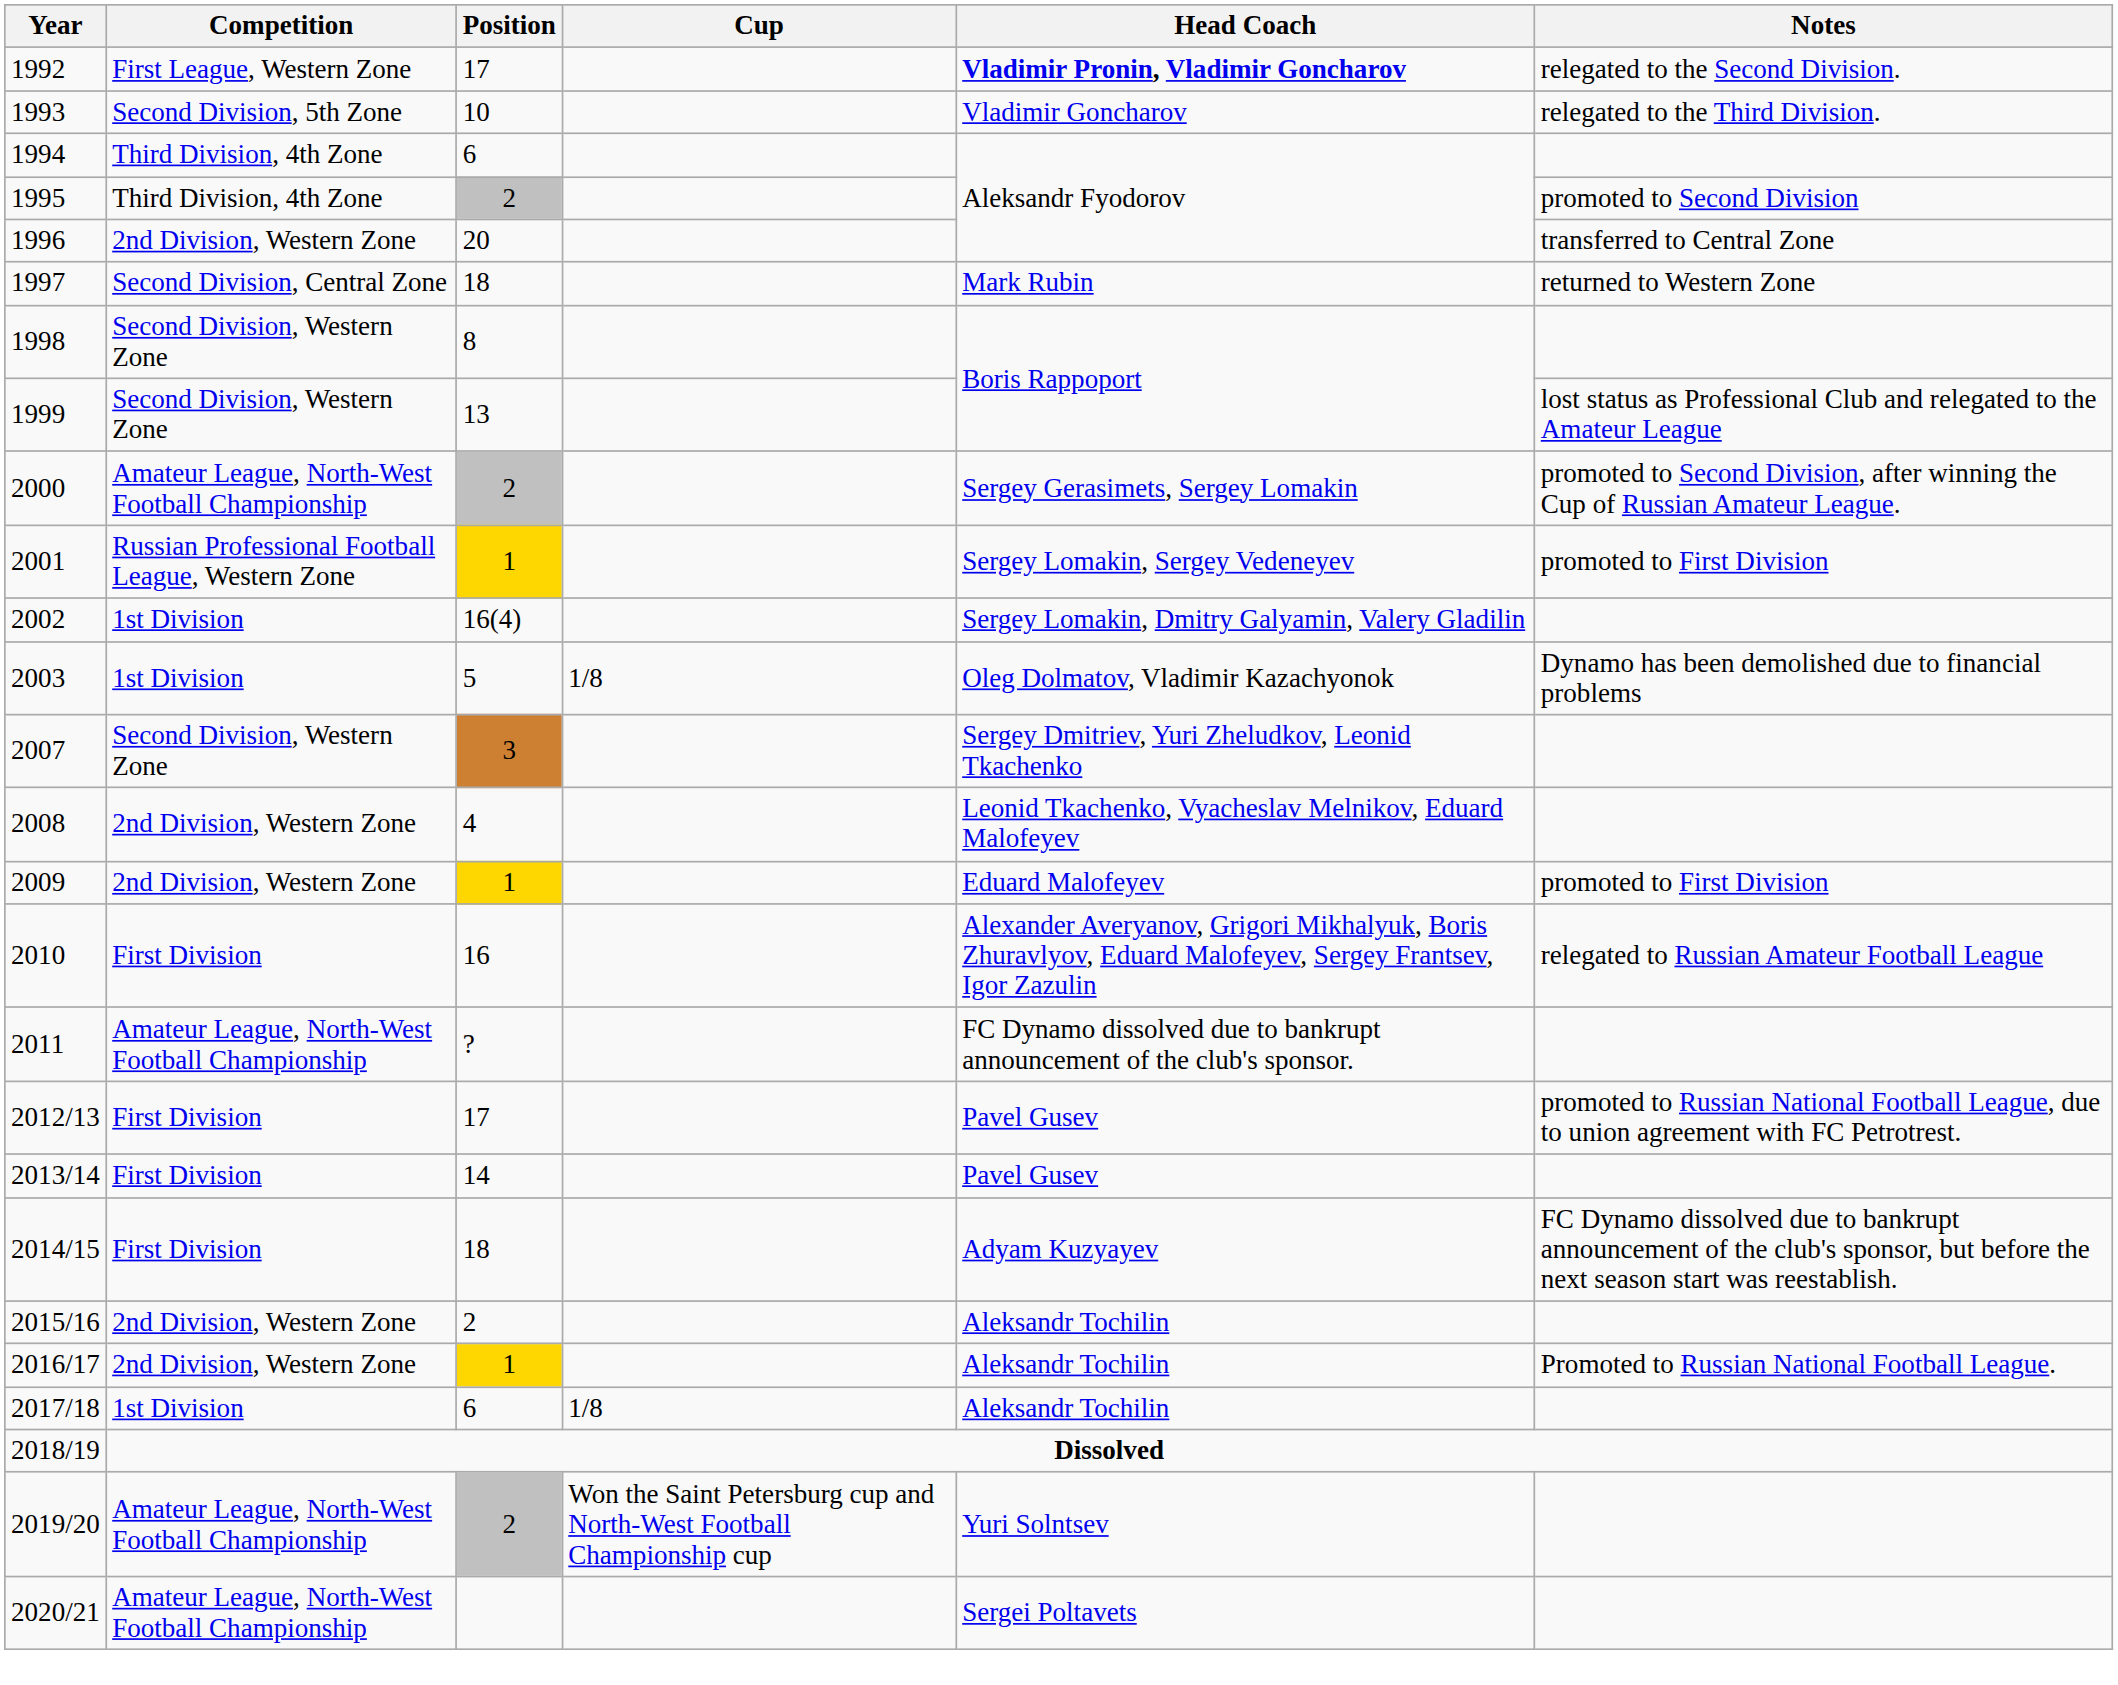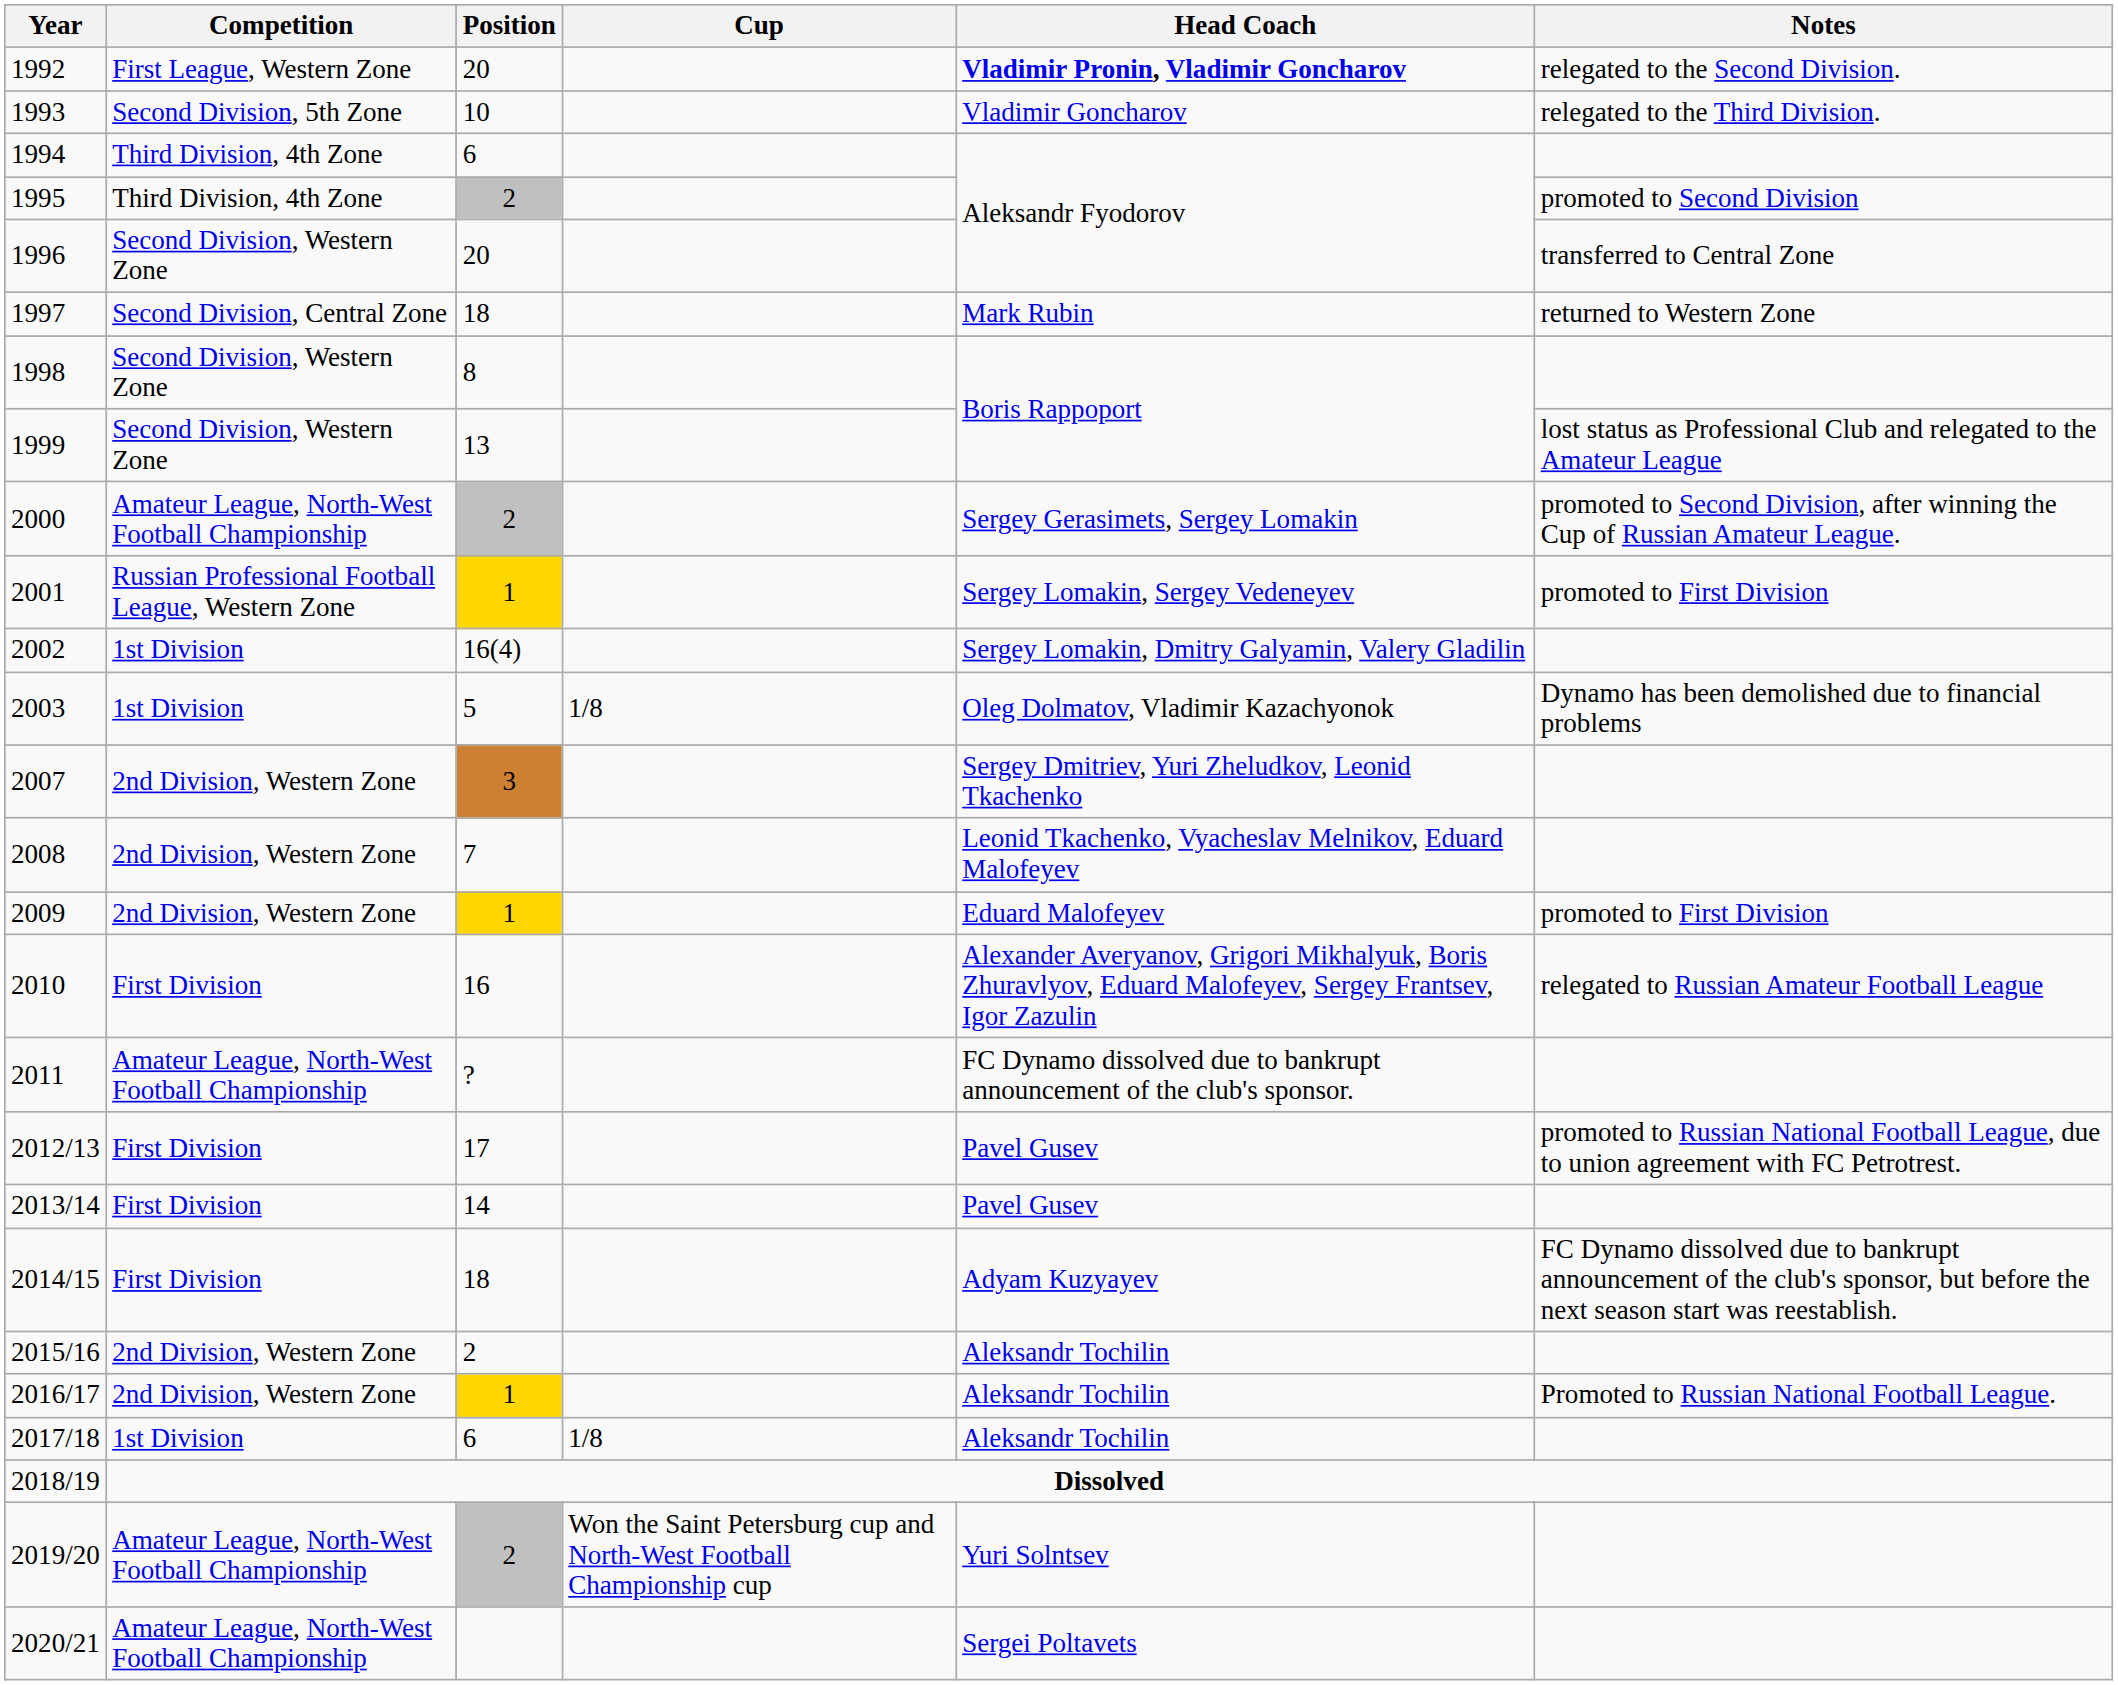(476, 68) 17 -> (476, 68) 20
(264, 240) 2nd Division, Western Zone -> (252, 255) Second Division, Western Zone
(252, 750) Second Division, Western Zone -> (264, 781) 2nd Division, Western Zone
(469, 824) 4 -> (469, 854) 7
